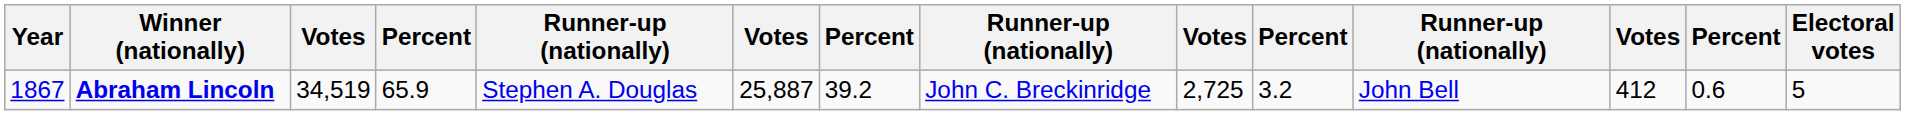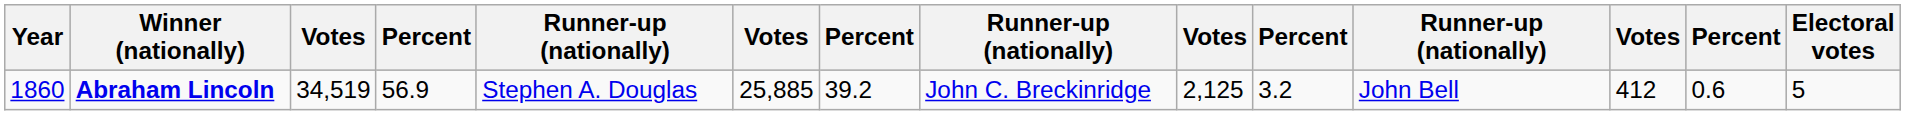(37, 89) 1867 -> (37, 89) 1860
(405, 89) 65.9 -> (405, 89) 56.9
(776, 89) 25,887 -> (776, 89) 25,885
(1213, 89) 2,725 -> (1213, 89) 2,125
